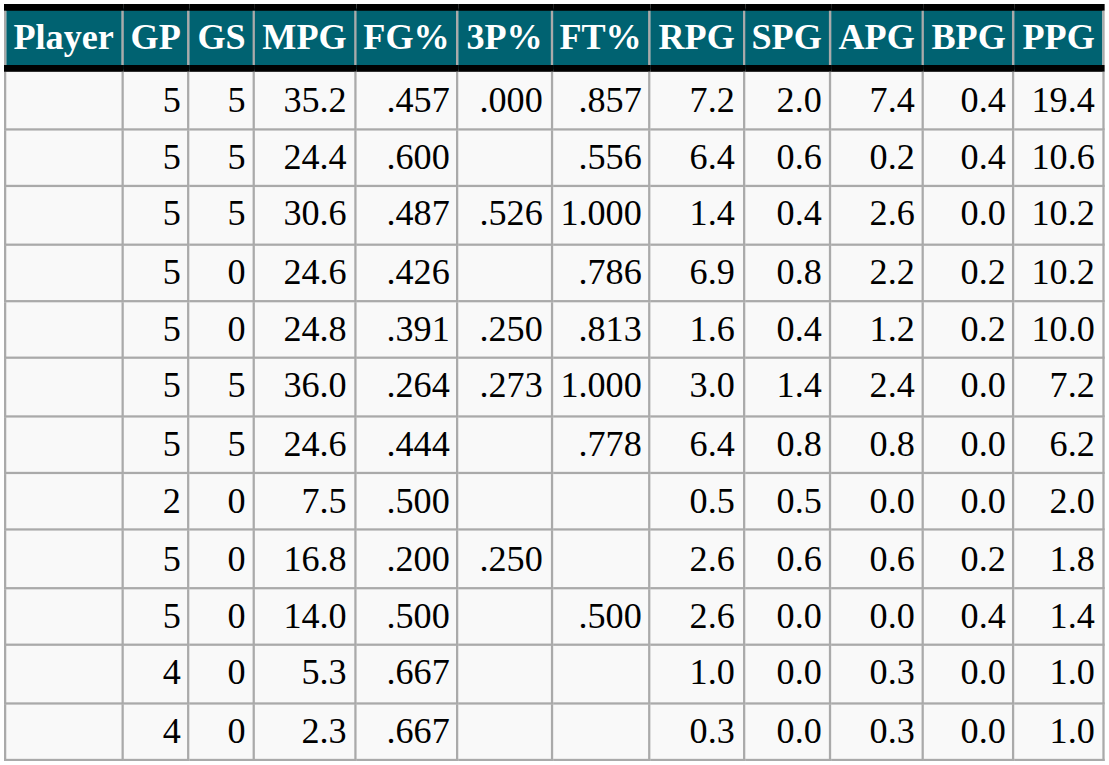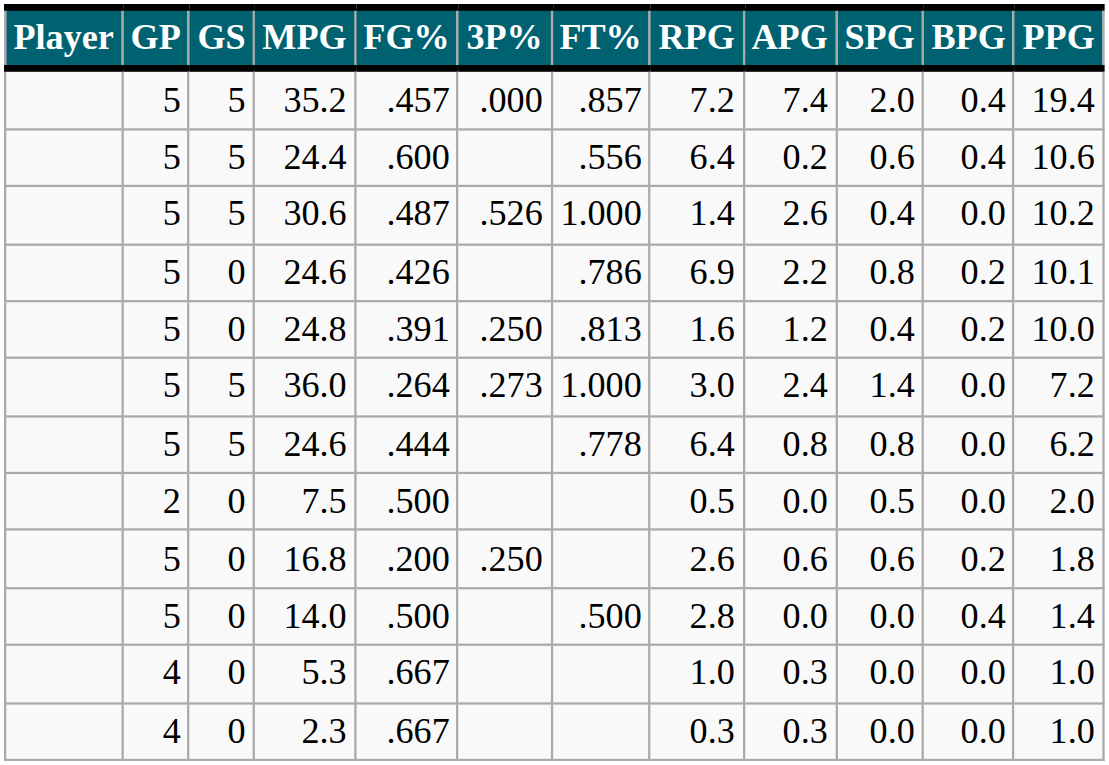columns swapped: (877, 37) <-> (787, 37)
(1063, 271) 10.2 -> (1063, 271) 10.1
(712, 615) 2.6 -> (712, 615) 2.8
